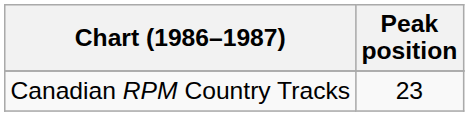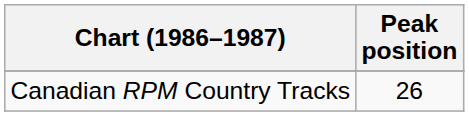(409, 90) 23 -> (409, 90) 26
